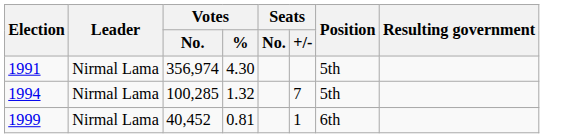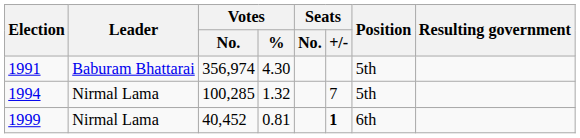(116, 68) Nirmal Lama -> (133, 68) Baburam Bhattarai
(297, 119) normal -> (333, 119) bold
